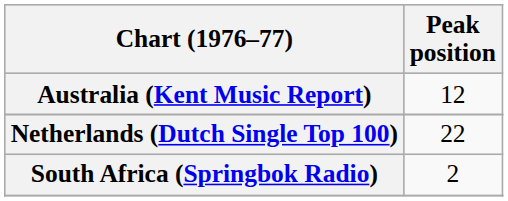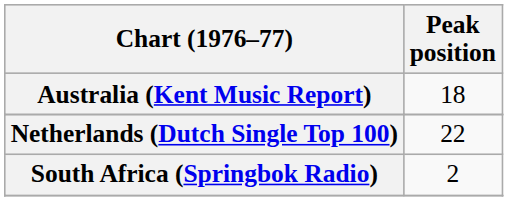(453, 93) 12 -> (453, 93) 18
